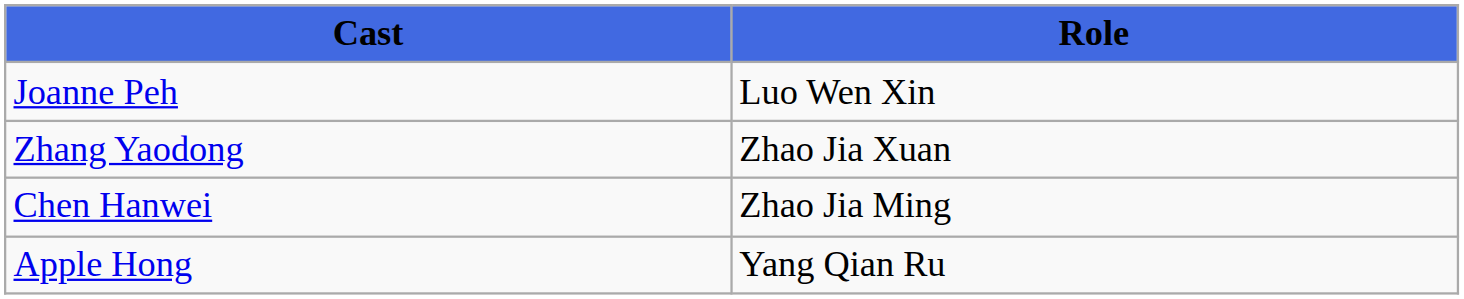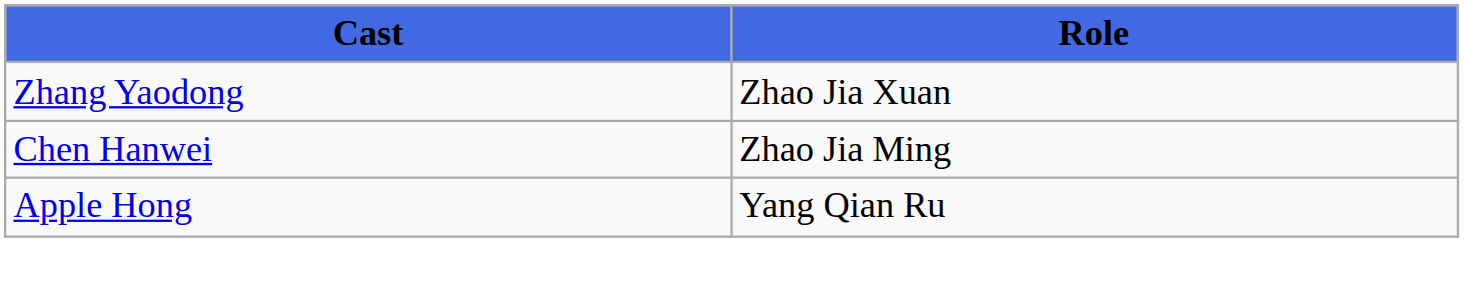- row: (96, 90)
